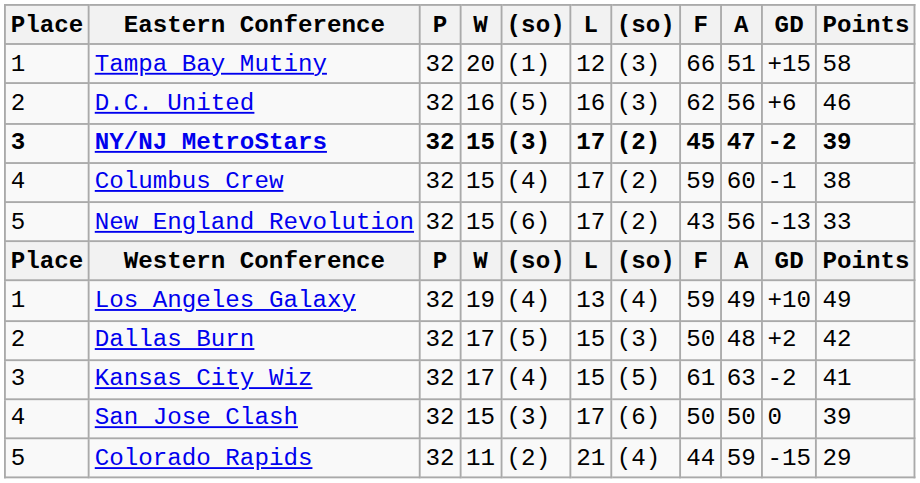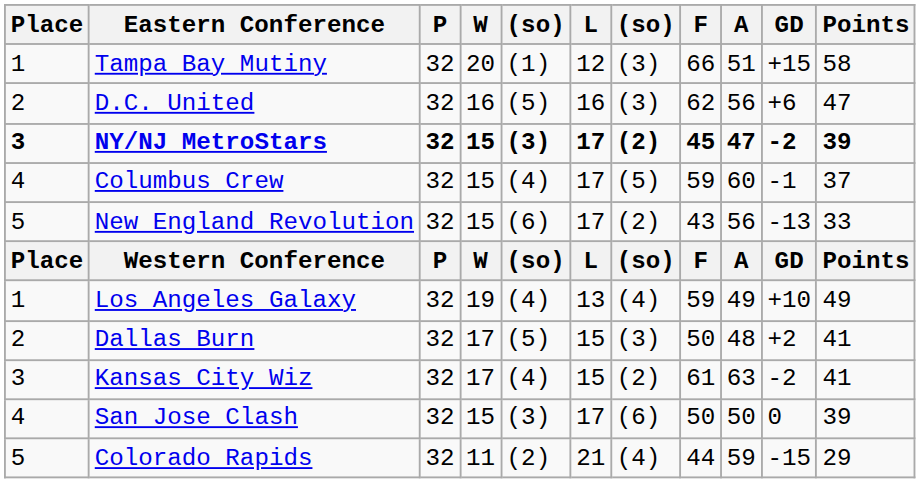(837, 103) 46 -> (837, 103) 47
(638, 182) (2) -> (638, 182) (5)
(837, 182) 38 -> (837, 182) 37
(837, 340) 42 -> (837, 340) 41
(638, 379) (5) -> (638, 379) (2)
